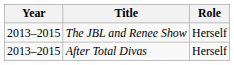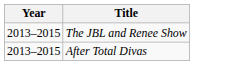- column: (210, 13)
